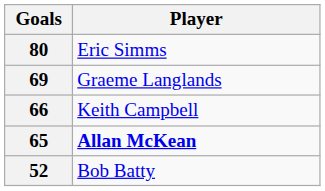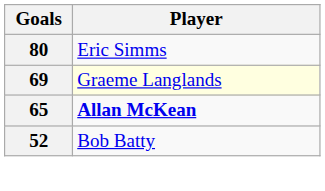(149, 79) no background -> (149, 79) lightyellow background
- row: (39, 110)
